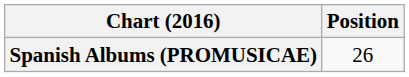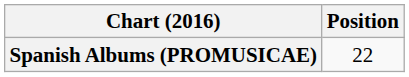(363, 54) 26 -> (363, 54) 22
